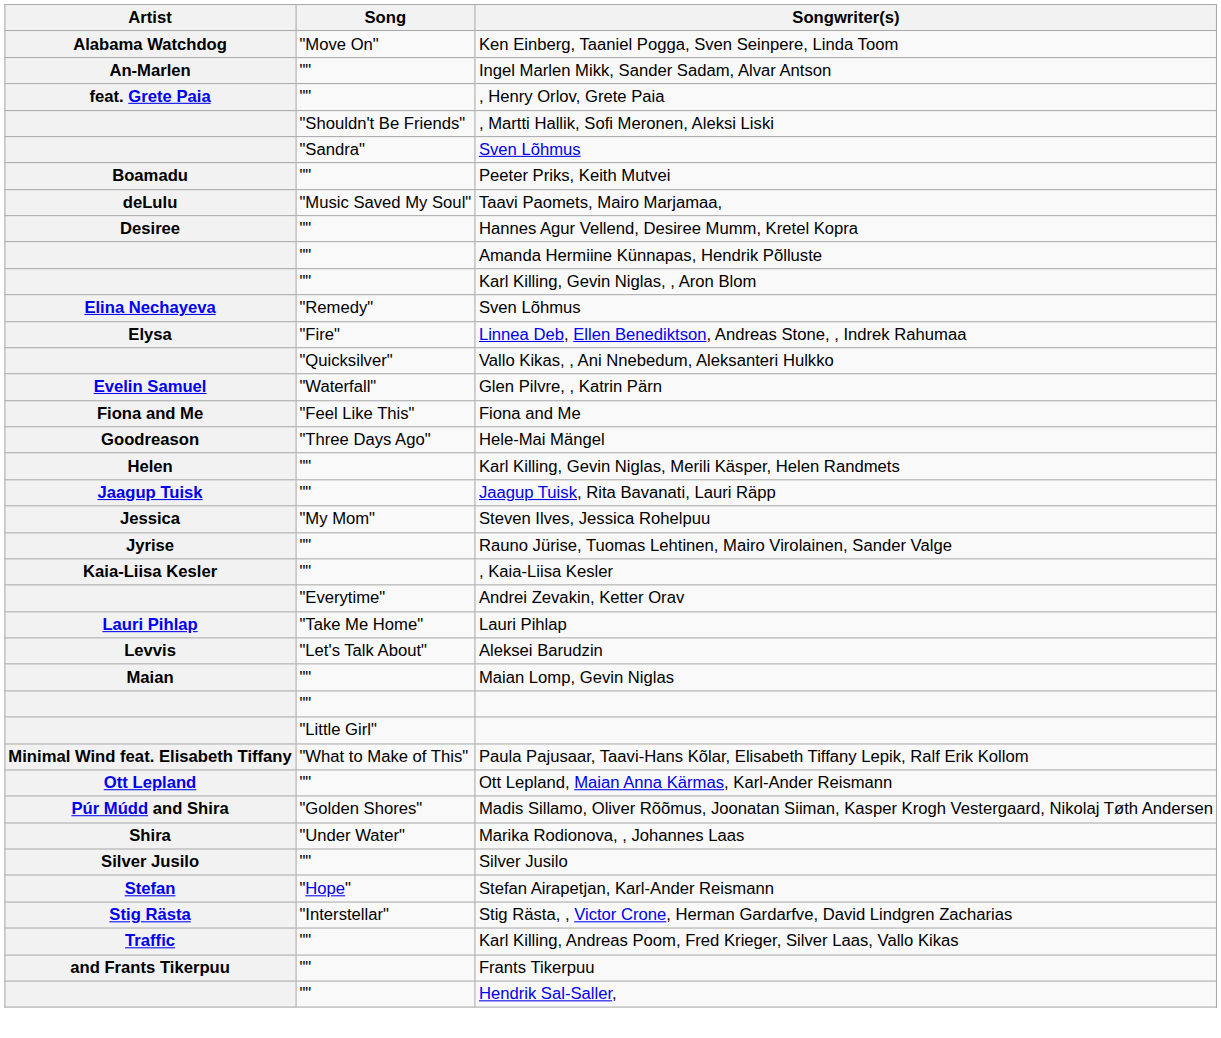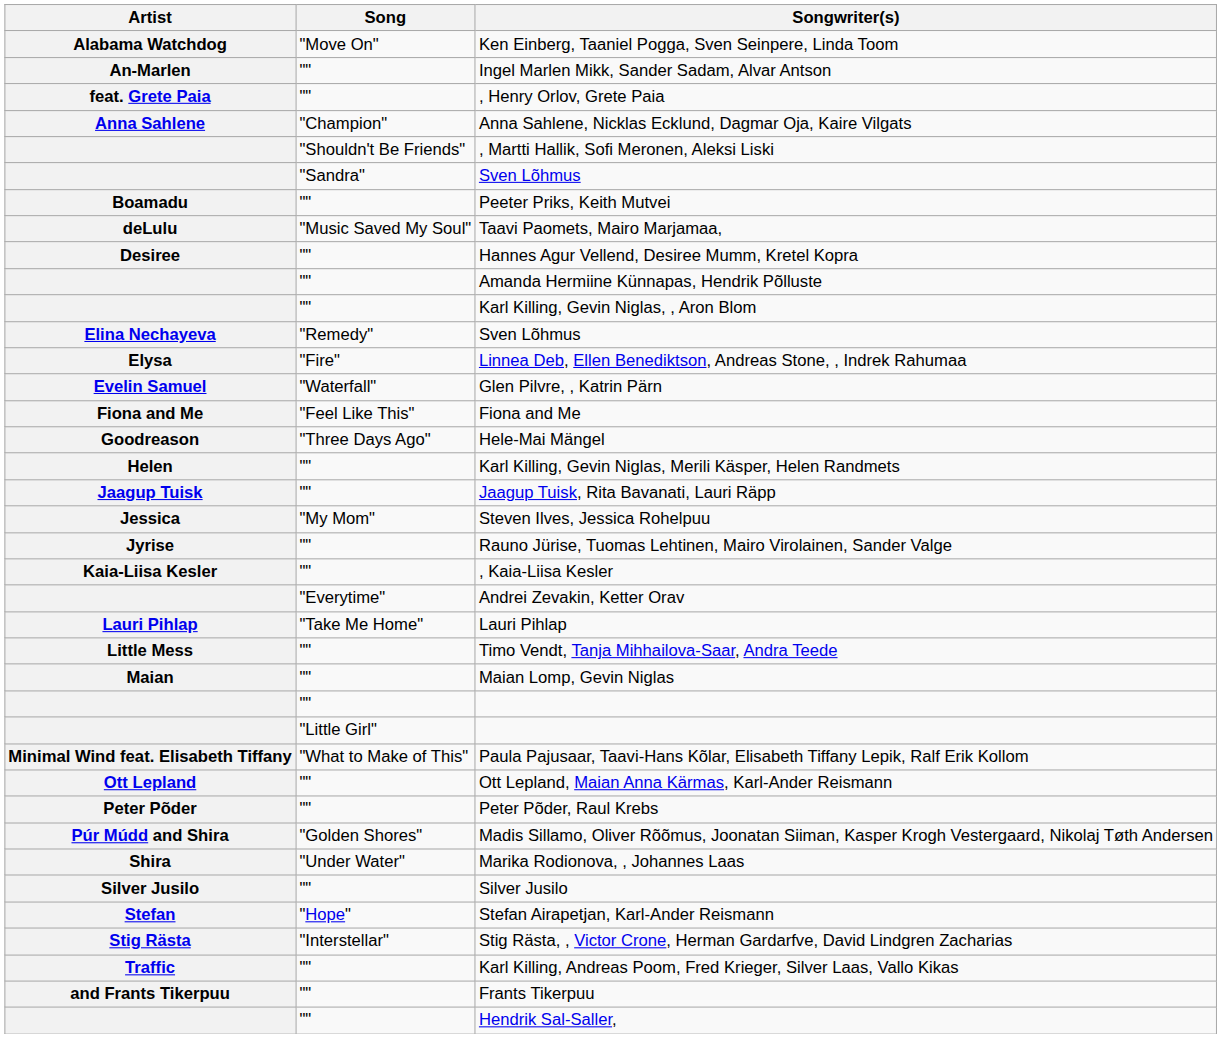+ row: (343, 123)
- row: (346, 360)
- row: (363, 651)
+ row: (305, 651)
+ row: (305, 809)
